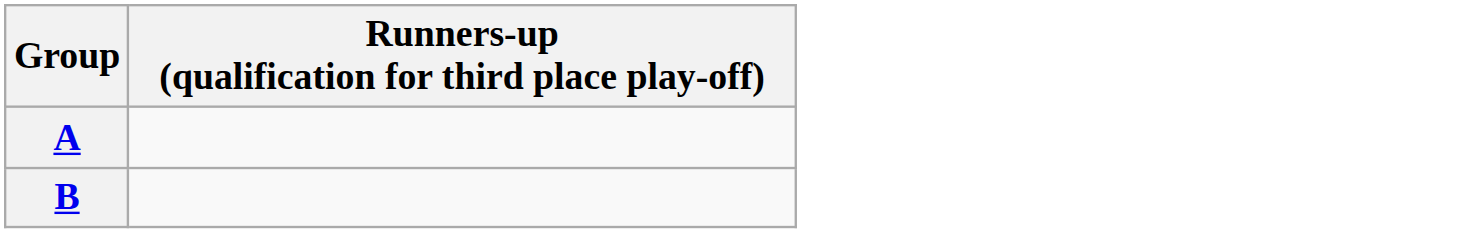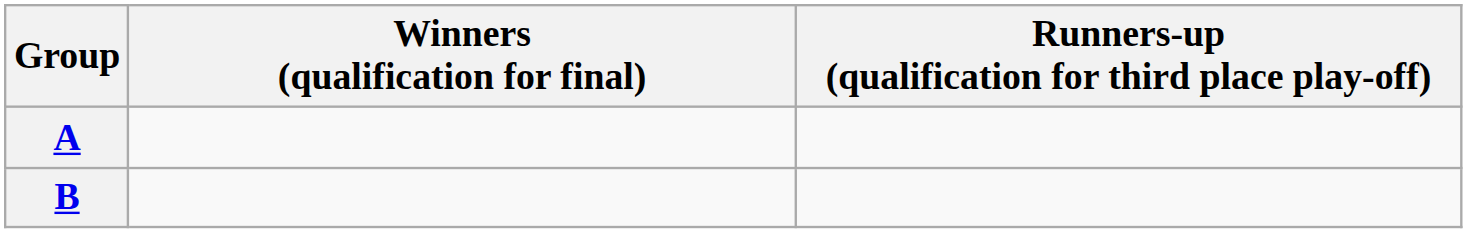+ column: (462, 55)
